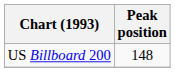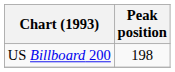(142, 55) 148 -> (142, 55) 198
